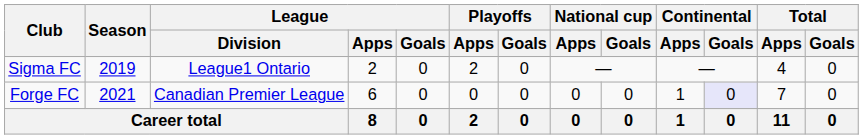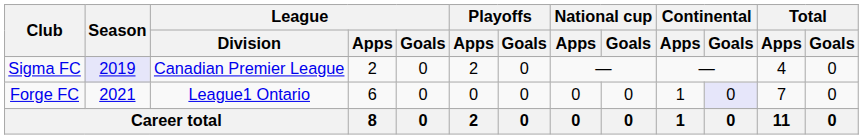(117, 69) no background -> (117, 69) lavender background
(249, 69) League1 Ontario -> (249, 69) Canadian Premier League
(249, 95) Canadian Premier League -> (249, 95) League1 Ontario
